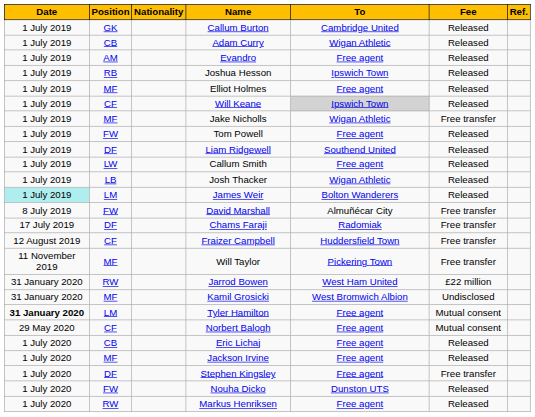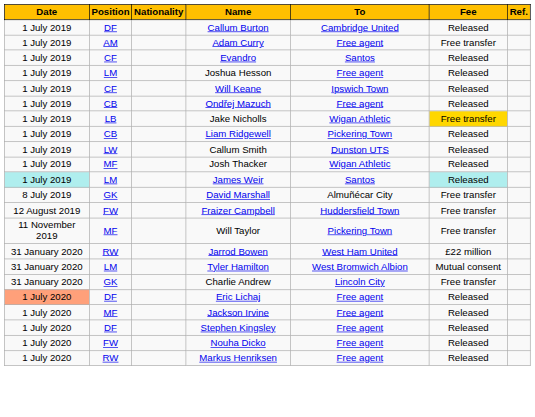(111, 28) GK -> (111, 28) DF
(111, 43) CB -> (111, 43) AM
(360, 43) Wigan Athletic -> (360, 43) Free agent
(468, 43) Released -> (468, 43) Free transfer
(111, 58) AM -> (111, 58) CF
(360, 58) Free agent -> (360, 58) Santos
(111, 73) RB -> (111, 73) LM
(360, 73) Ipswich Town -> (360, 73) Free agent
- row: (238, 89)
(360, 104) lightgrey background -> (360, 89) no background
+ row: (238, 104)
(111, 119) MF -> (111, 119) LB
(468, 119) no background -> (468, 119) gold background
- row: (238, 134)
(111, 150) DF -> (111, 134) CB
(360, 150) Southend United -> (360, 134) Pickering Town
(360, 165) Free agent -> (360, 150) Dunston UTS
(111, 180) LB -> (111, 165) MF
(360, 195) Bolton Wanderers -> (360, 180) Santos
(468, 195) no background -> (468, 180) paleturquoise background
(111, 210) FW -> (111, 195) GK
- row: (238, 226)
(111, 241) CF -> (111, 210) FW
- row: (238, 297)
(47, 313) bold -> (47, 267) normal
(360, 313) Free agent -> (360, 267) West Bromwich Albion
+ row: (238, 282)
- row: (238, 328)
(47, 343) no background -> (47, 297) lightsalmon background
(111, 343) CB -> (111, 297) DF
(468, 374) Free transfer -> (468, 328) Released
(360, 389) Dunston UTS -> (360, 343) Free agent
